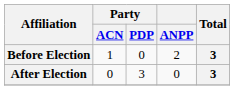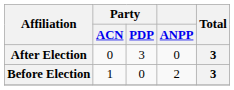rows swapped: (49, 54) <-> (49, 74)
